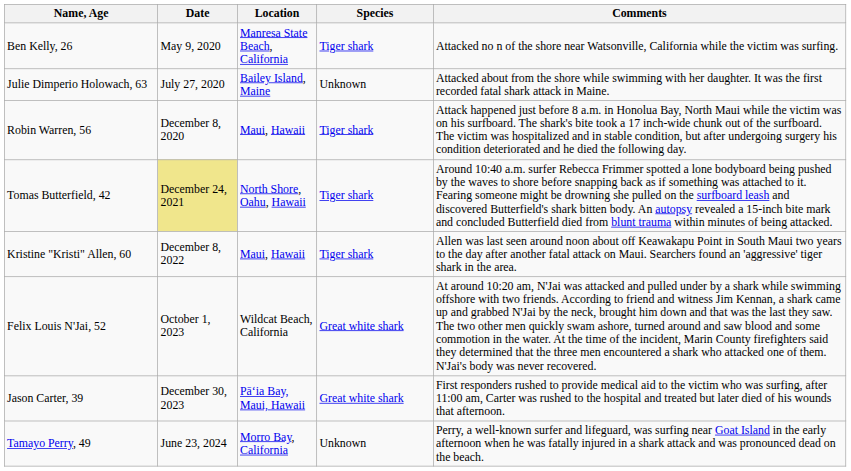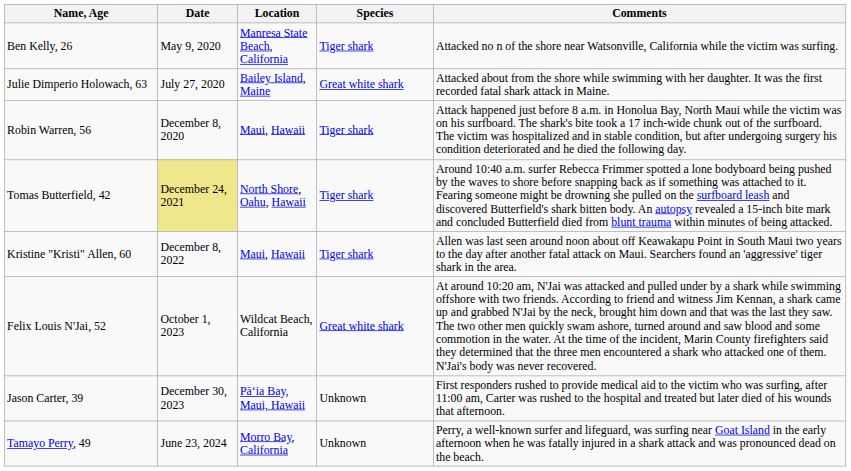(343, 84) Unknown -> (362, 84) Great white shark
(362, 398) Great white shark -> (343, 398) Unknown
